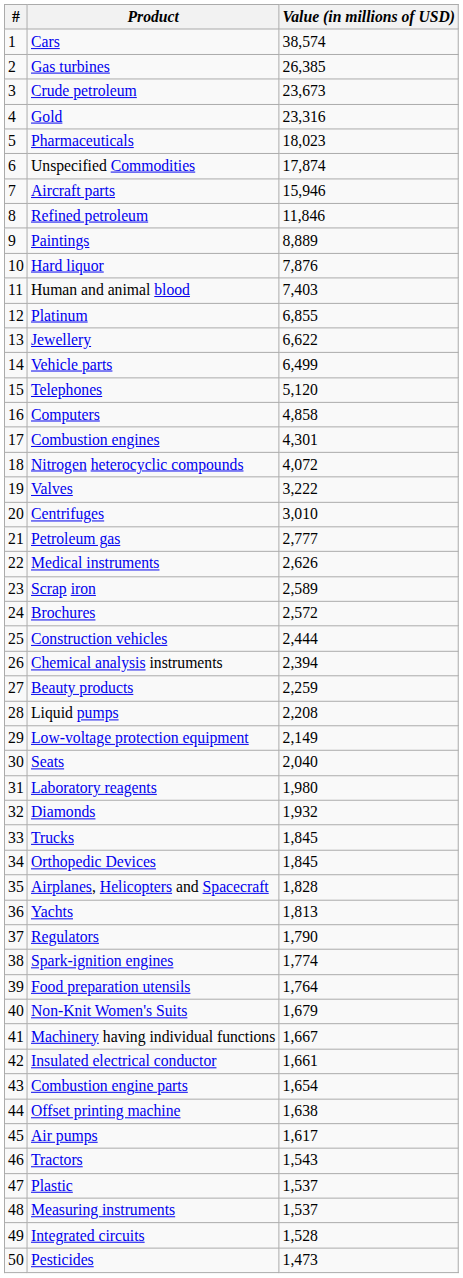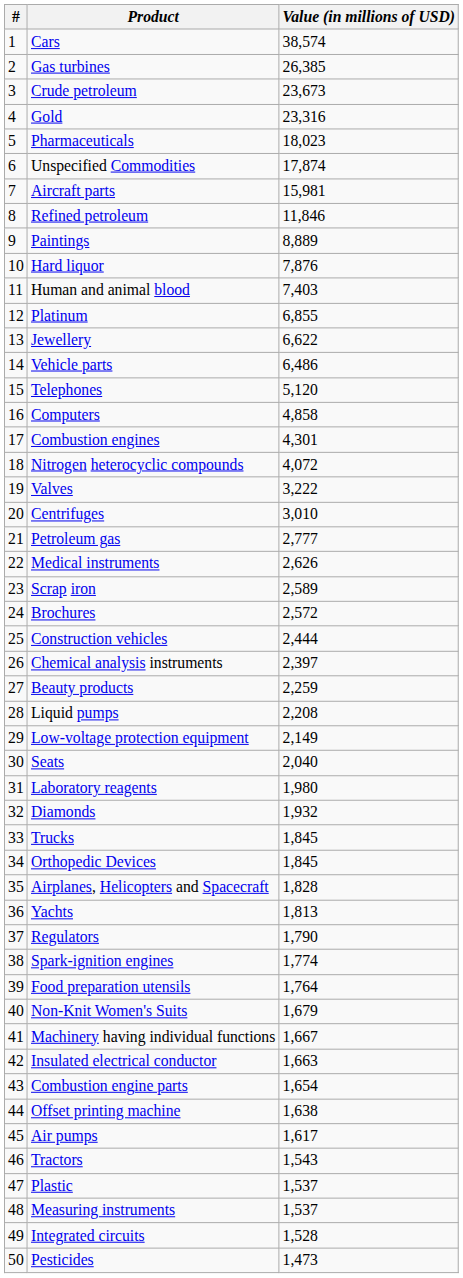(304, 191) 15,946 -> (304, 191) 15,981
(300, 365) 6,499 -> (300, 365) 6,486
(300, 663) 2,394 -> (300, 663) 2,397
(300, 1061) 1,661 -> (300, 1061) 1,663
